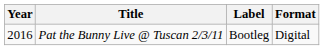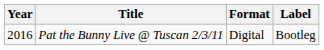columns swapped: (249, 14) <-> (295, 14)
